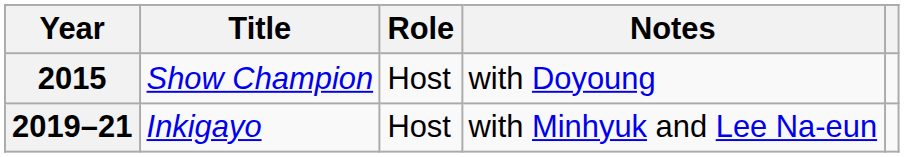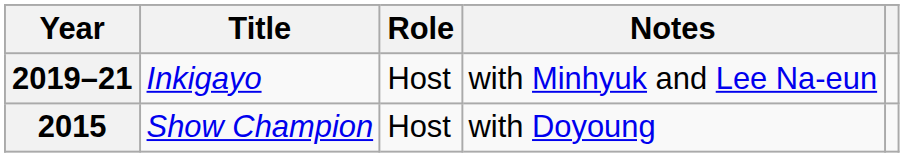rows swapped: (72, 77) <-> (72, 126)
